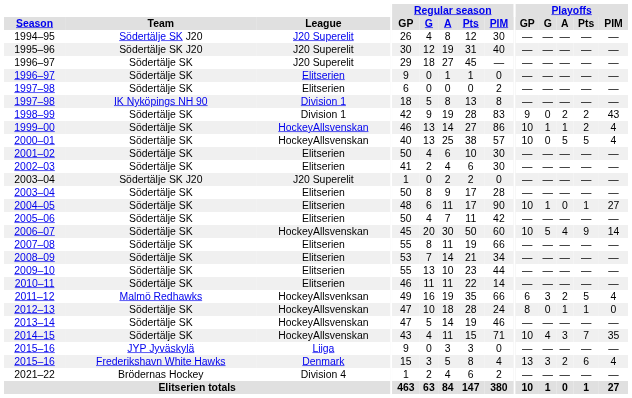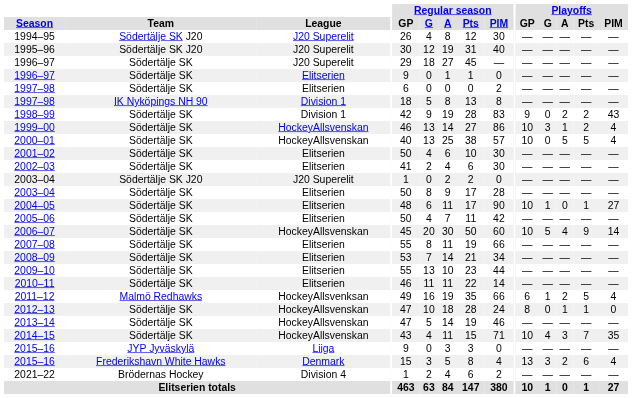(548, 127) 1 -> (548, 127) 3
(548, 296) 3 -> (548, 296) 1
